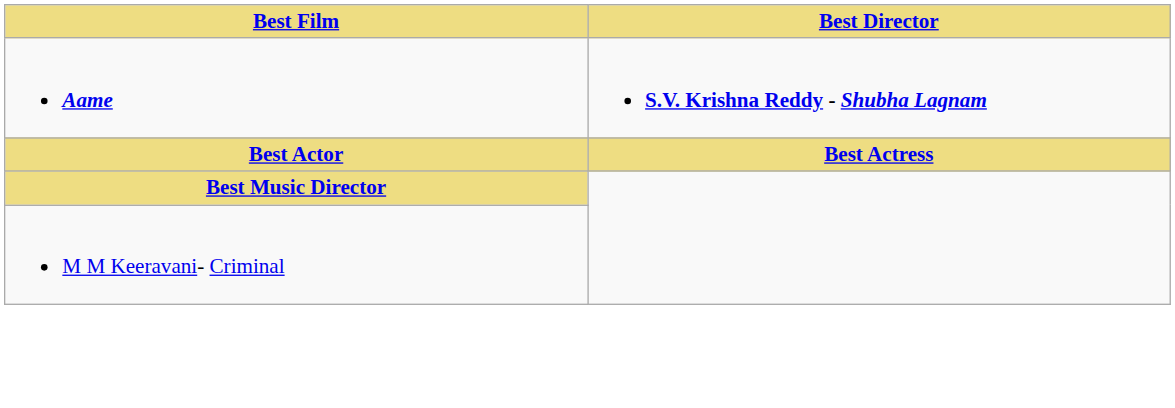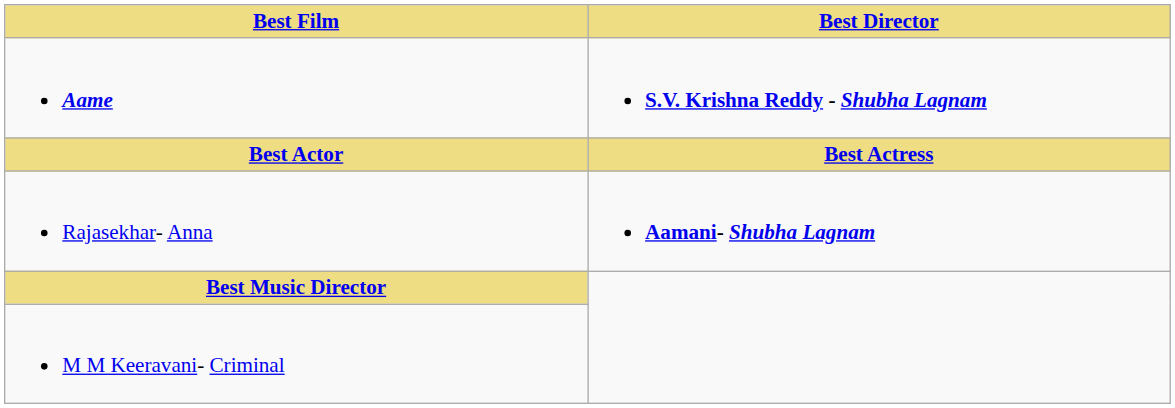+ row: (296, 233)
